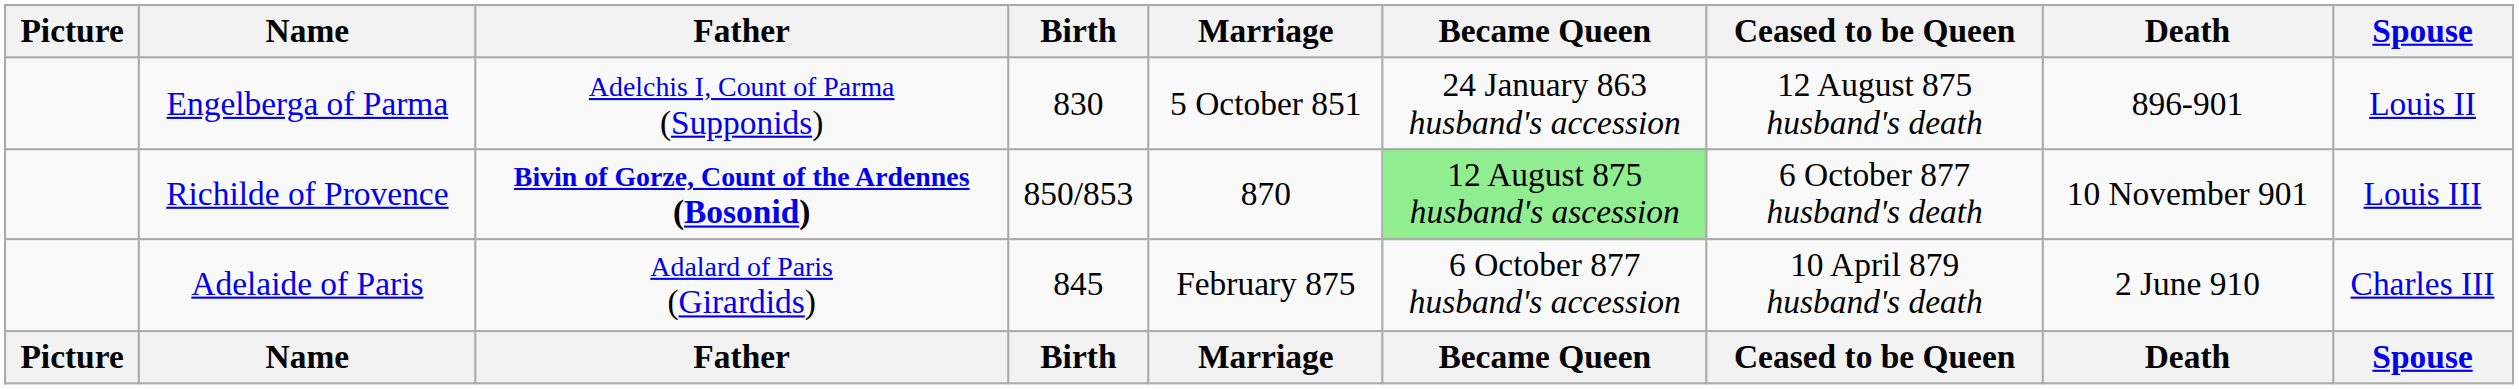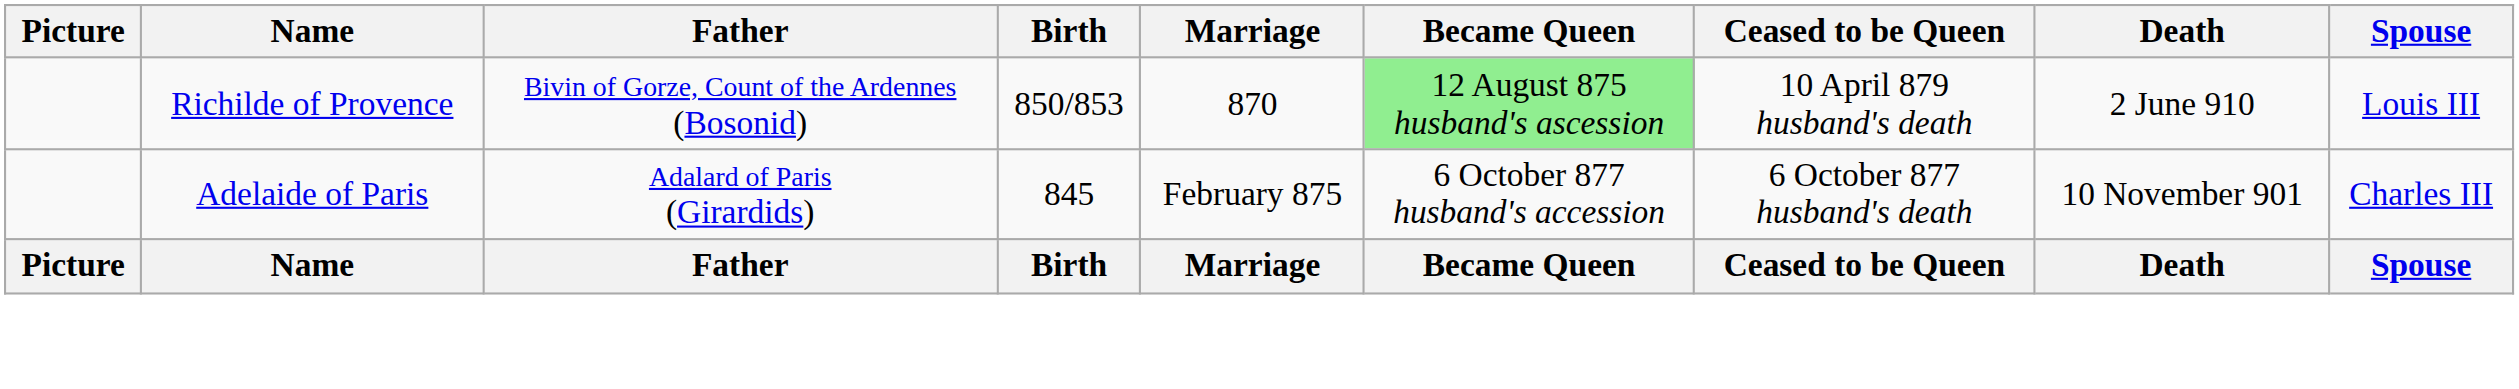- row: (307, 102)
(742, 193) bold -> (740, 104) normal
(1875, 193) 6 October 877 husband's death -> (1864, 102) 10 April 879 husband's death
(2187, 193) 10 November 901 -> (2182, 102) 2 June 910
(1875, 284) 10 April 879 husband's death -> (1864, 193) 6 October 877 husband's death
(2187, 284) 2 June 910 -> (2182, 193) 10 November 901
